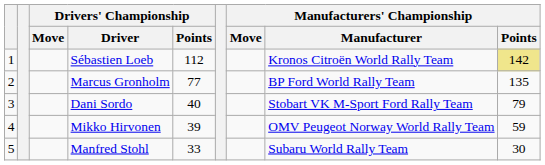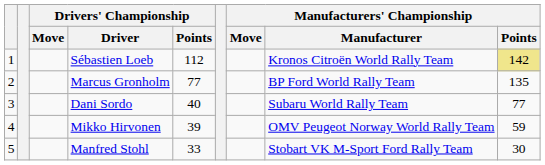(370, 104) Stobart VK M-Sport Ford Rally Team -> (338, 104) Subaru World Rally Team
(519, 104) 79 -> (519, 104) 77
(338, 148) Subaru World Rally Team -> (370, 148) Stobart VK M-Sport Ford Rally Team
